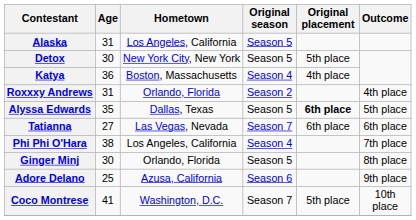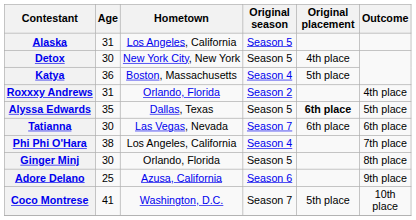(328, 59) 5th place -> (328, 59) 4th place
(328, 76) 4th place -> (328, 76) 5th place
(108, 127) 27 -> (108, 127) 30
